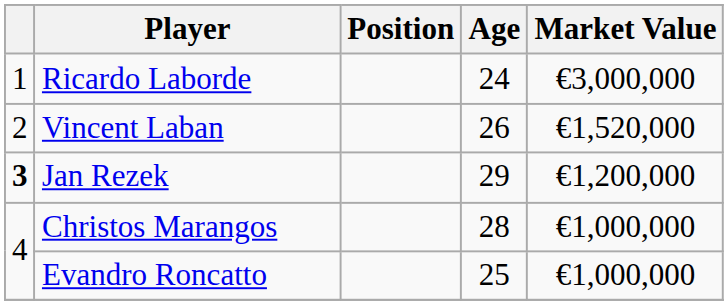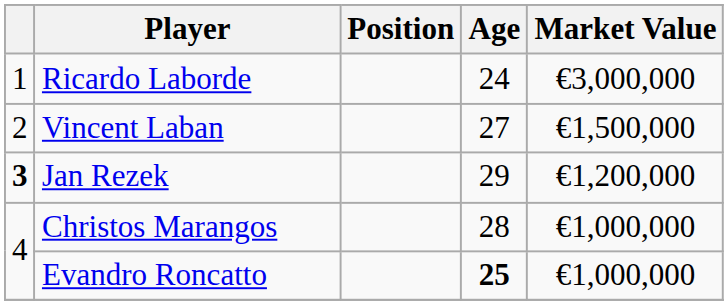(494, 127) 26 -> (494, 127) 27
(625, 127) €1,520,000 -> (625, 127) €1,500,000
(494, 275) normal -> (494, 275) bold
